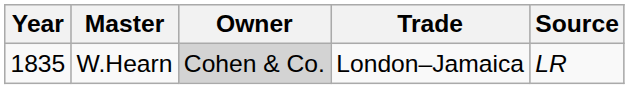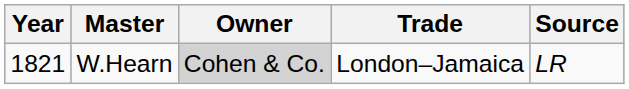(38, 63) 1835 -> (38, 63) 1821
